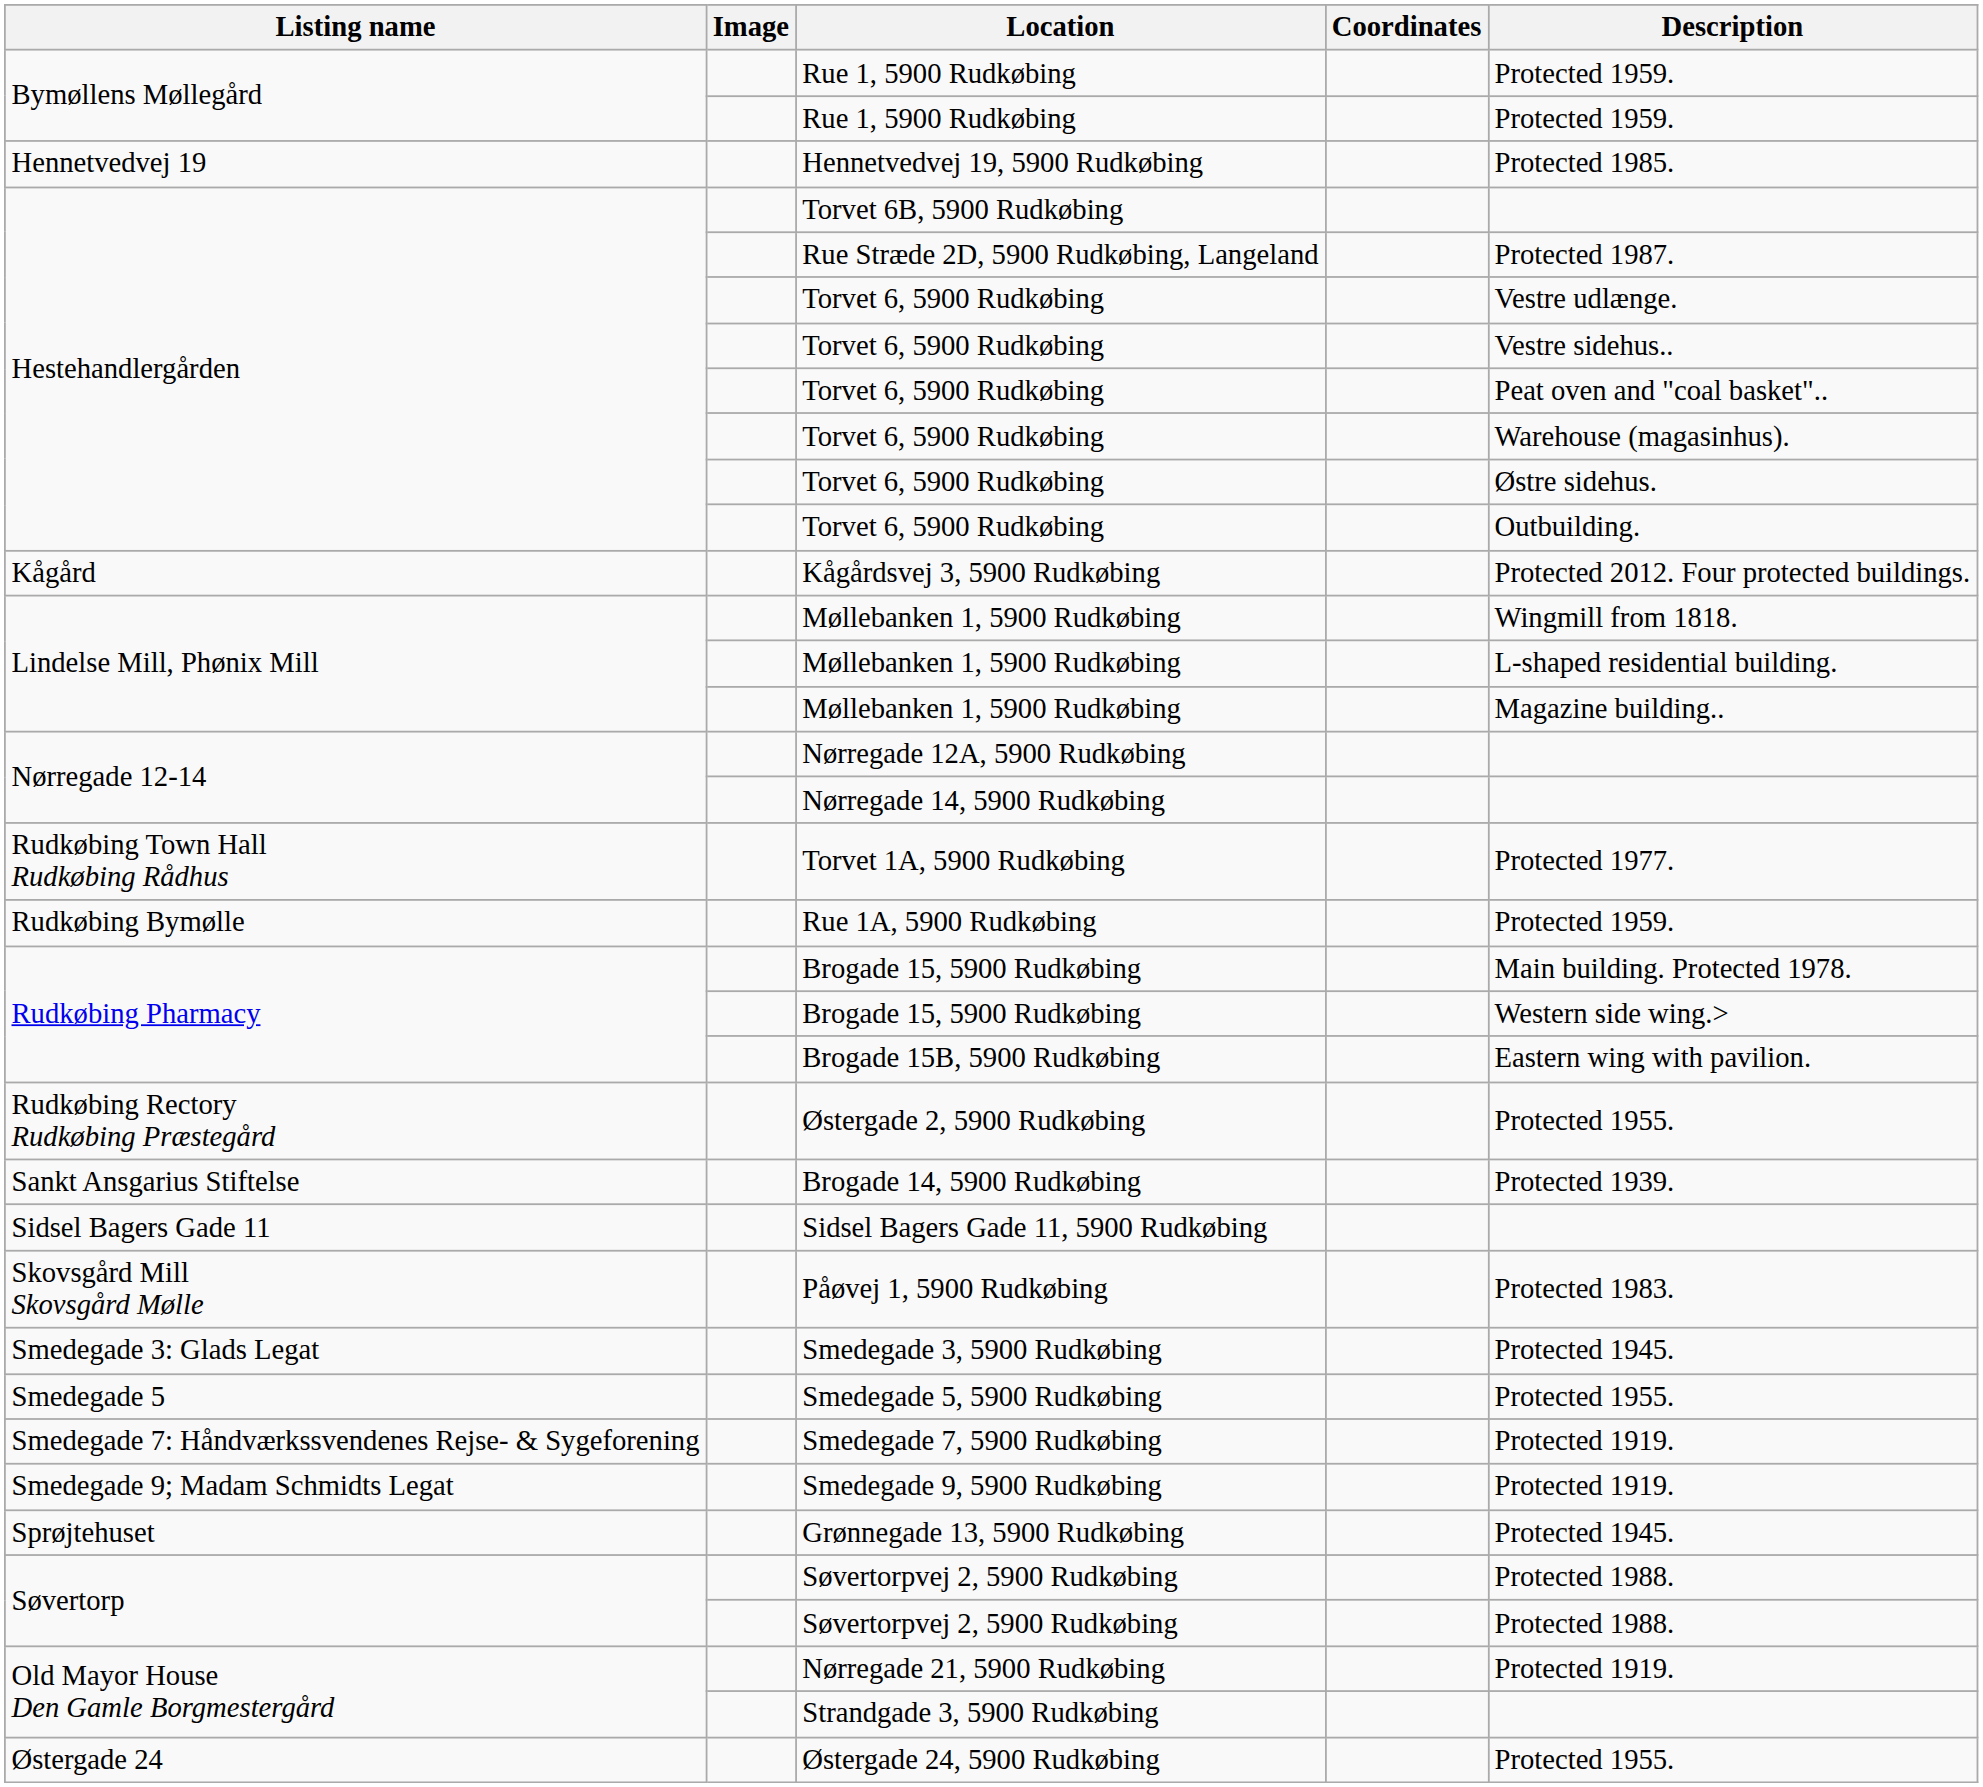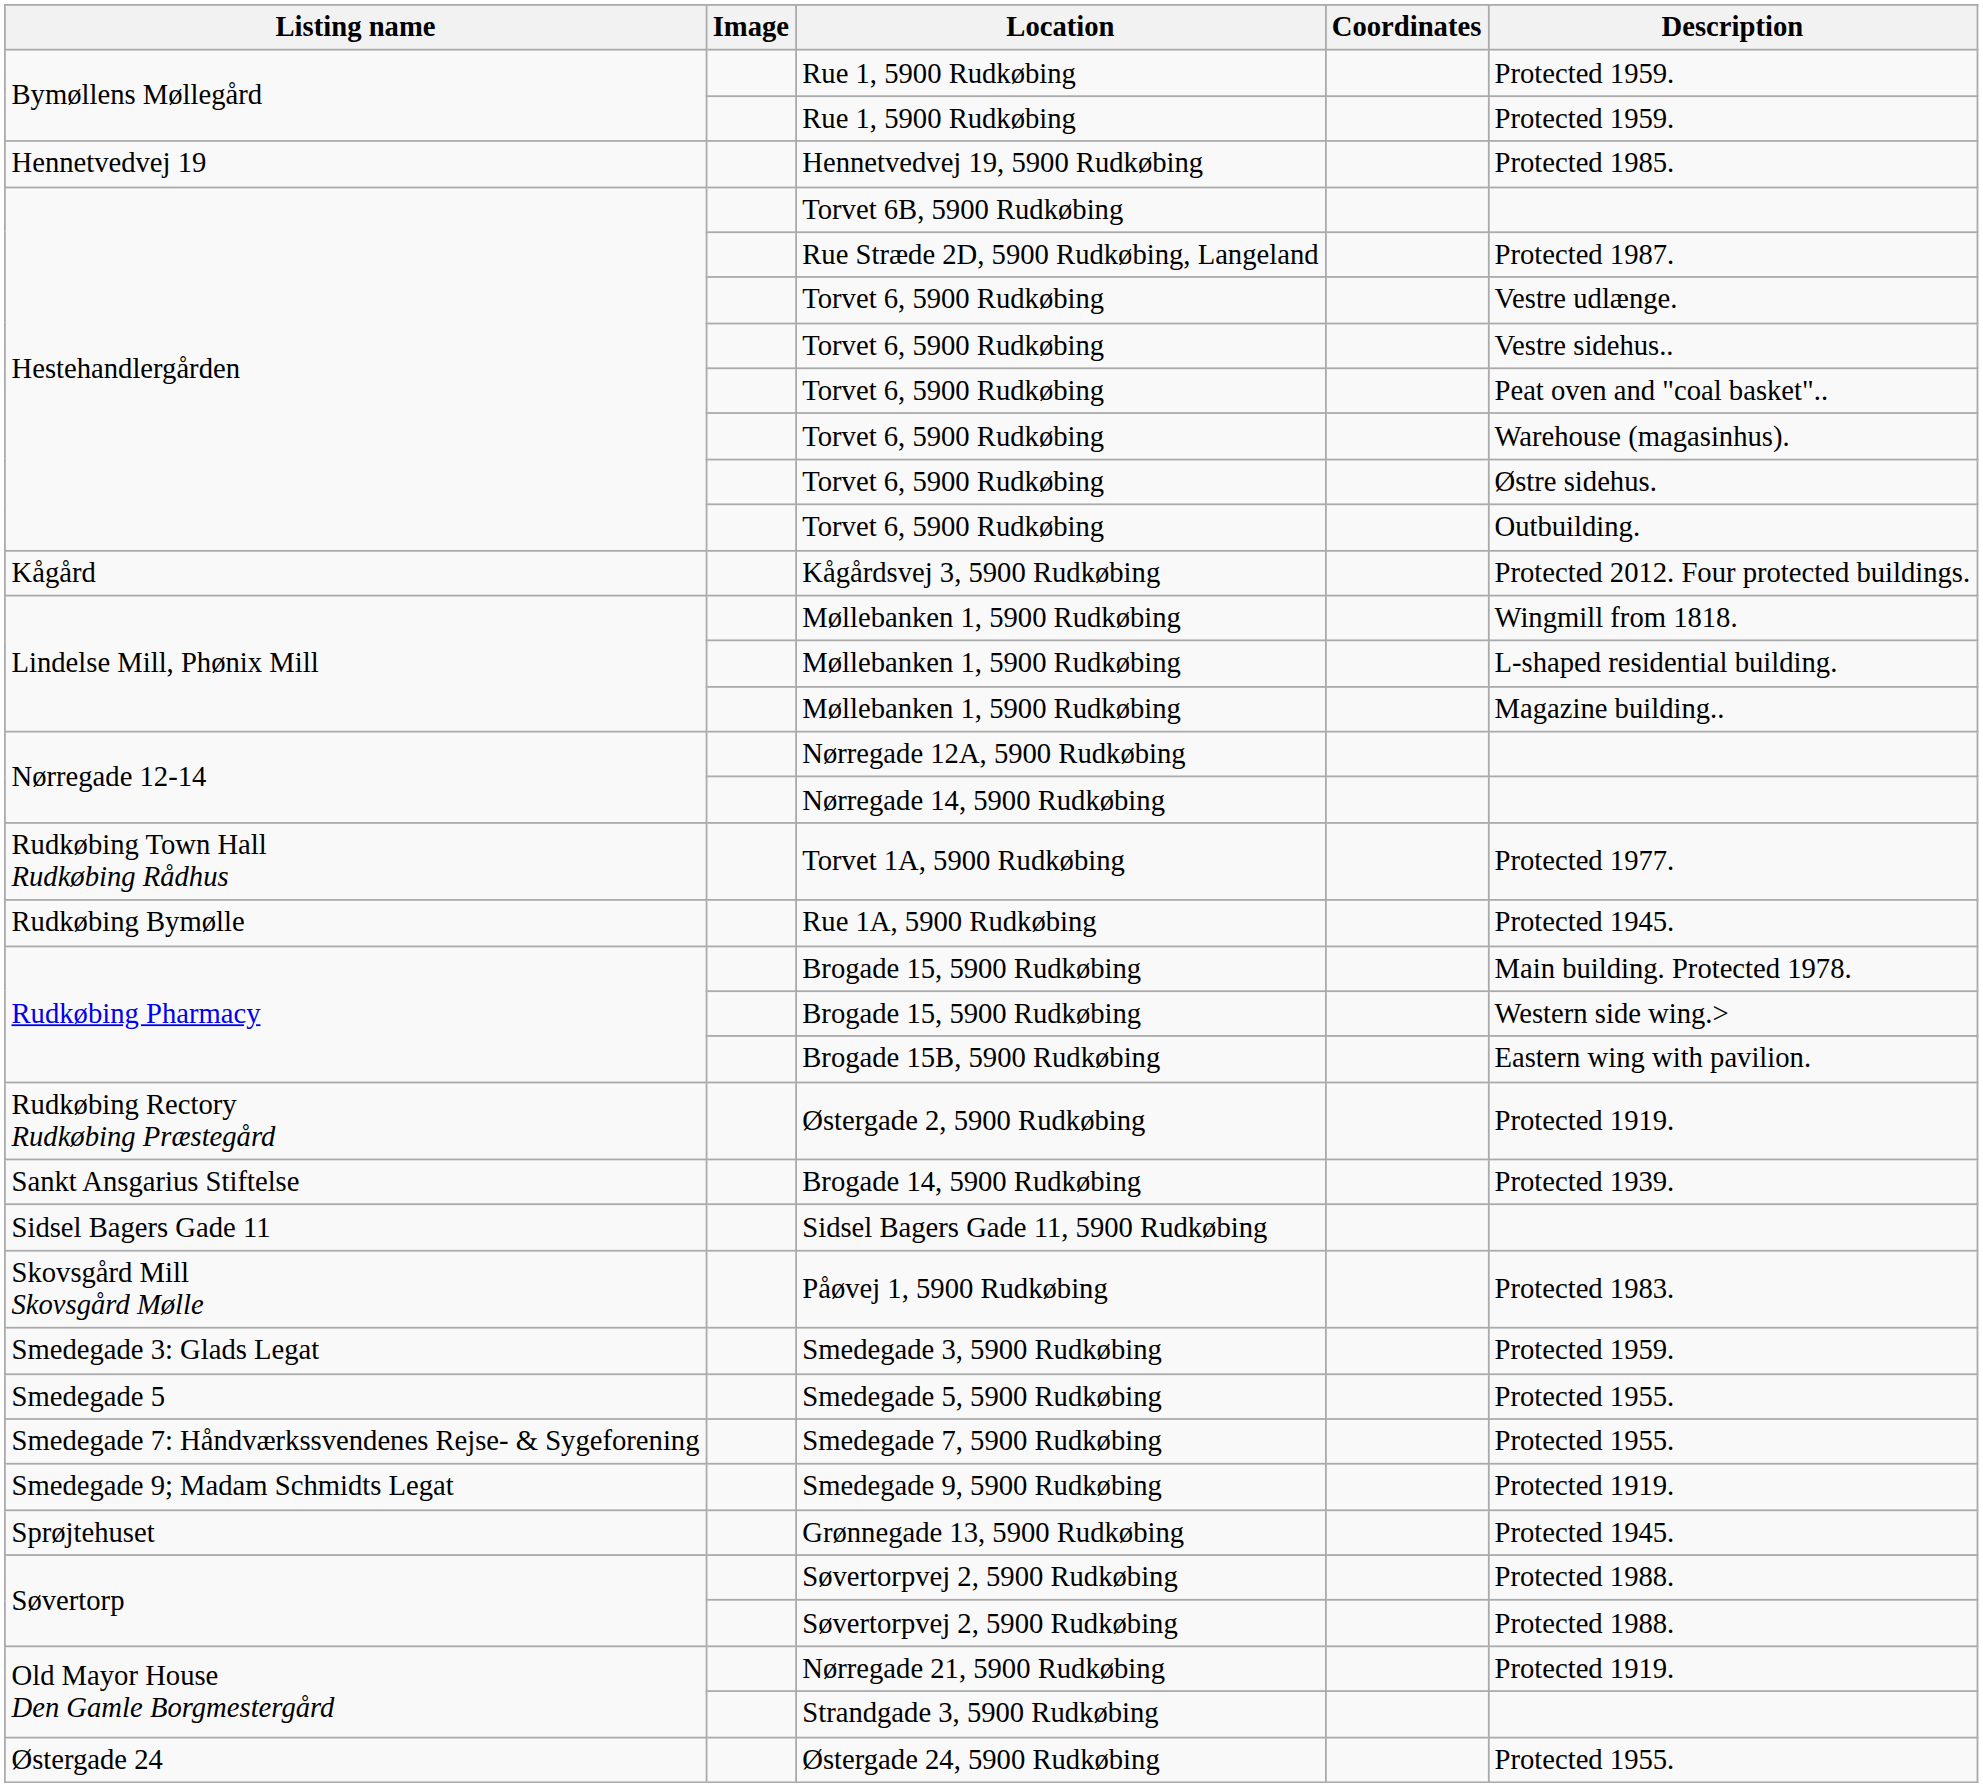(1584, 922) Protected 1959. -> (1584, 922) Protected 1945.
(1584, 1120) Protected 1955. -> (1584, 1120) Protected 1919.
(1584, 1350) Protected 1945. -> (1584, 1350) Protected 1959.
(1584, 1441) Protected 1919. -> (1584, 1441) Protected 1955.
